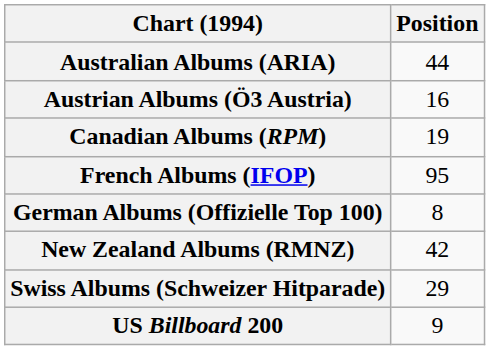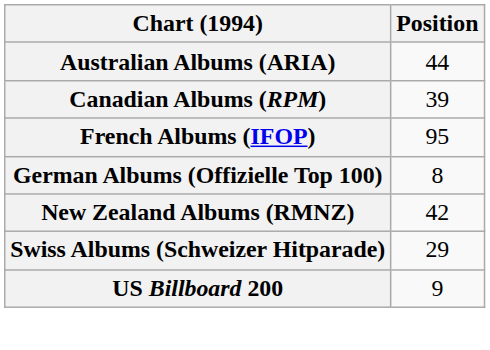- row: (198, 99)
(437, 136) 19 -> (437, 99) 39
